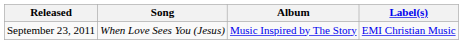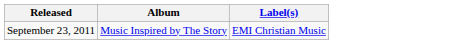- column: (163, 13)
